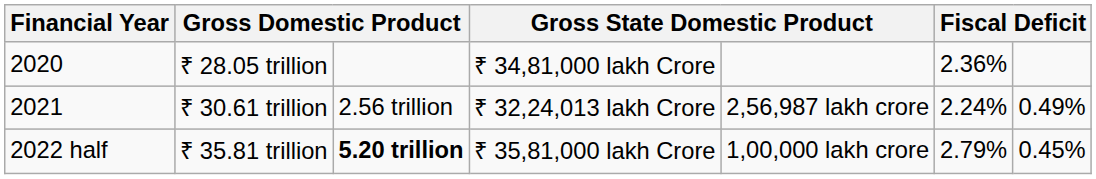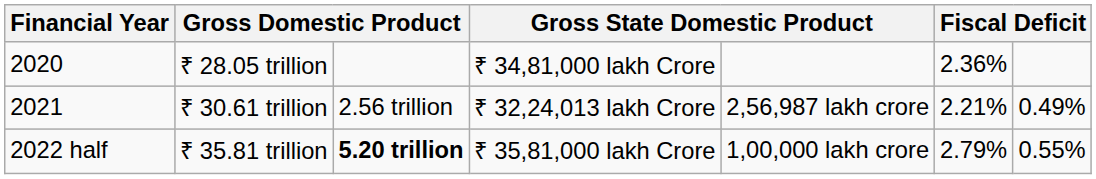(974, 107) 2.24% -> (974, 107) 2.21%
(1052, 150) 0.45% -> (1052, 150) 0.55%
